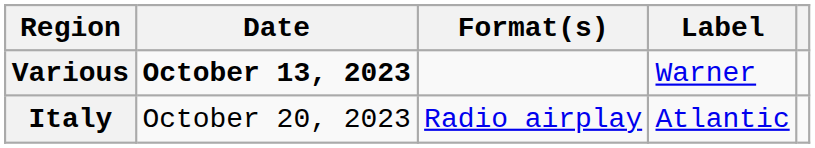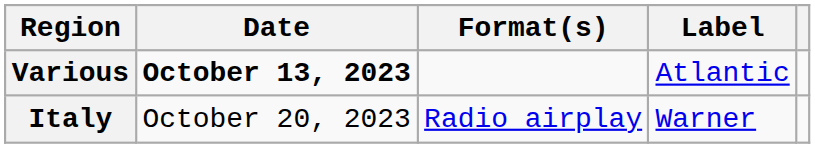(706, 73) Warner -> (723, 73) Atlantic
(723, 119) Atlantic -> (706, 119) Warner
